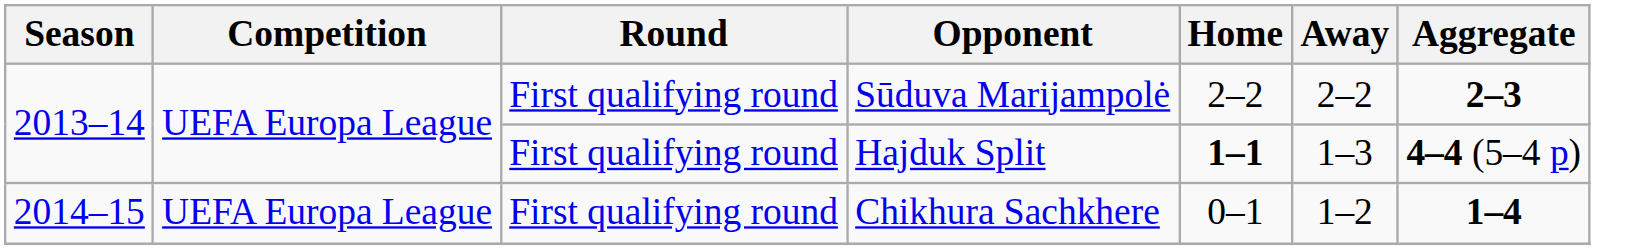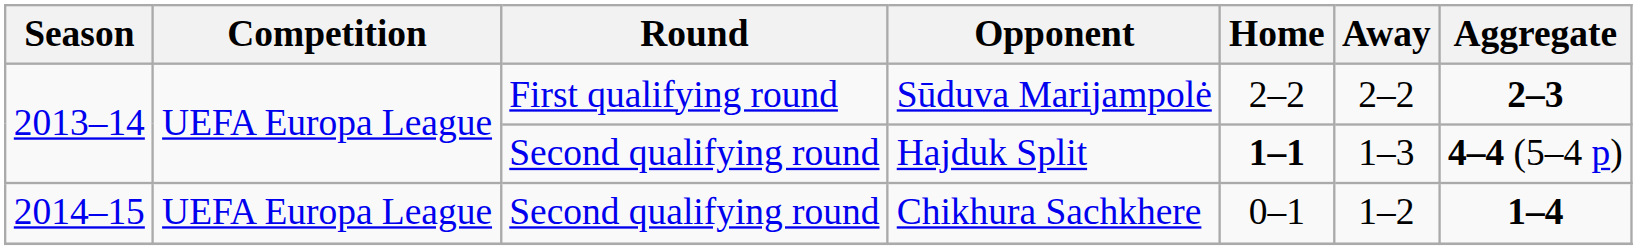(674, 152) First qualifying round -> (694, 152) Second qualifying round
(674, 212) First qualifying round -> (694, 212) Second qualifying round
